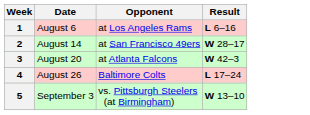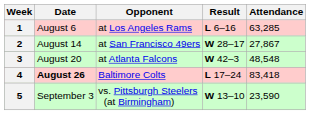+ column: (276, 12)
(59, 75) normal -> (61, 75) bold
